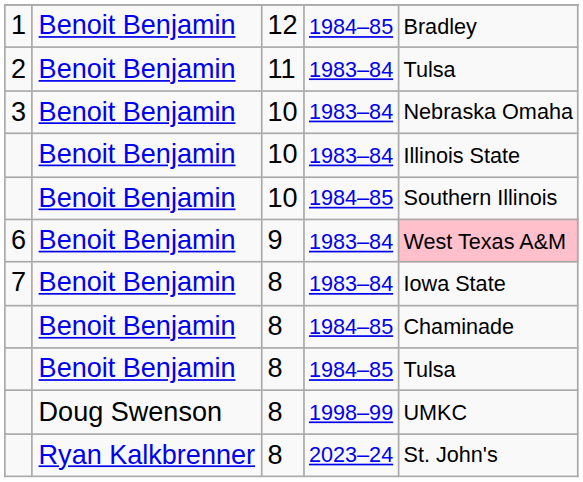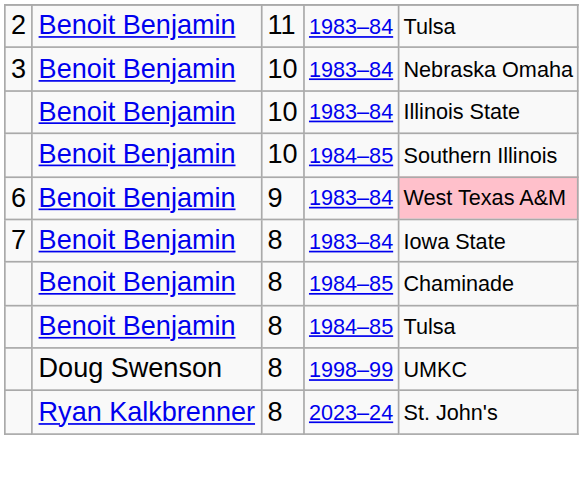- row: (19, 25)
